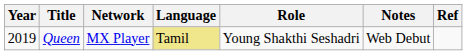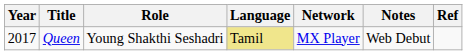columns swapped: (291, 15) <-> (118, 15)
(22, 38) 2019 -> (22, 38) 2017
